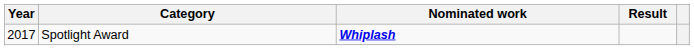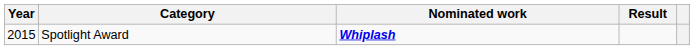(21, 34) 2017 -> (21, 34) 2015
